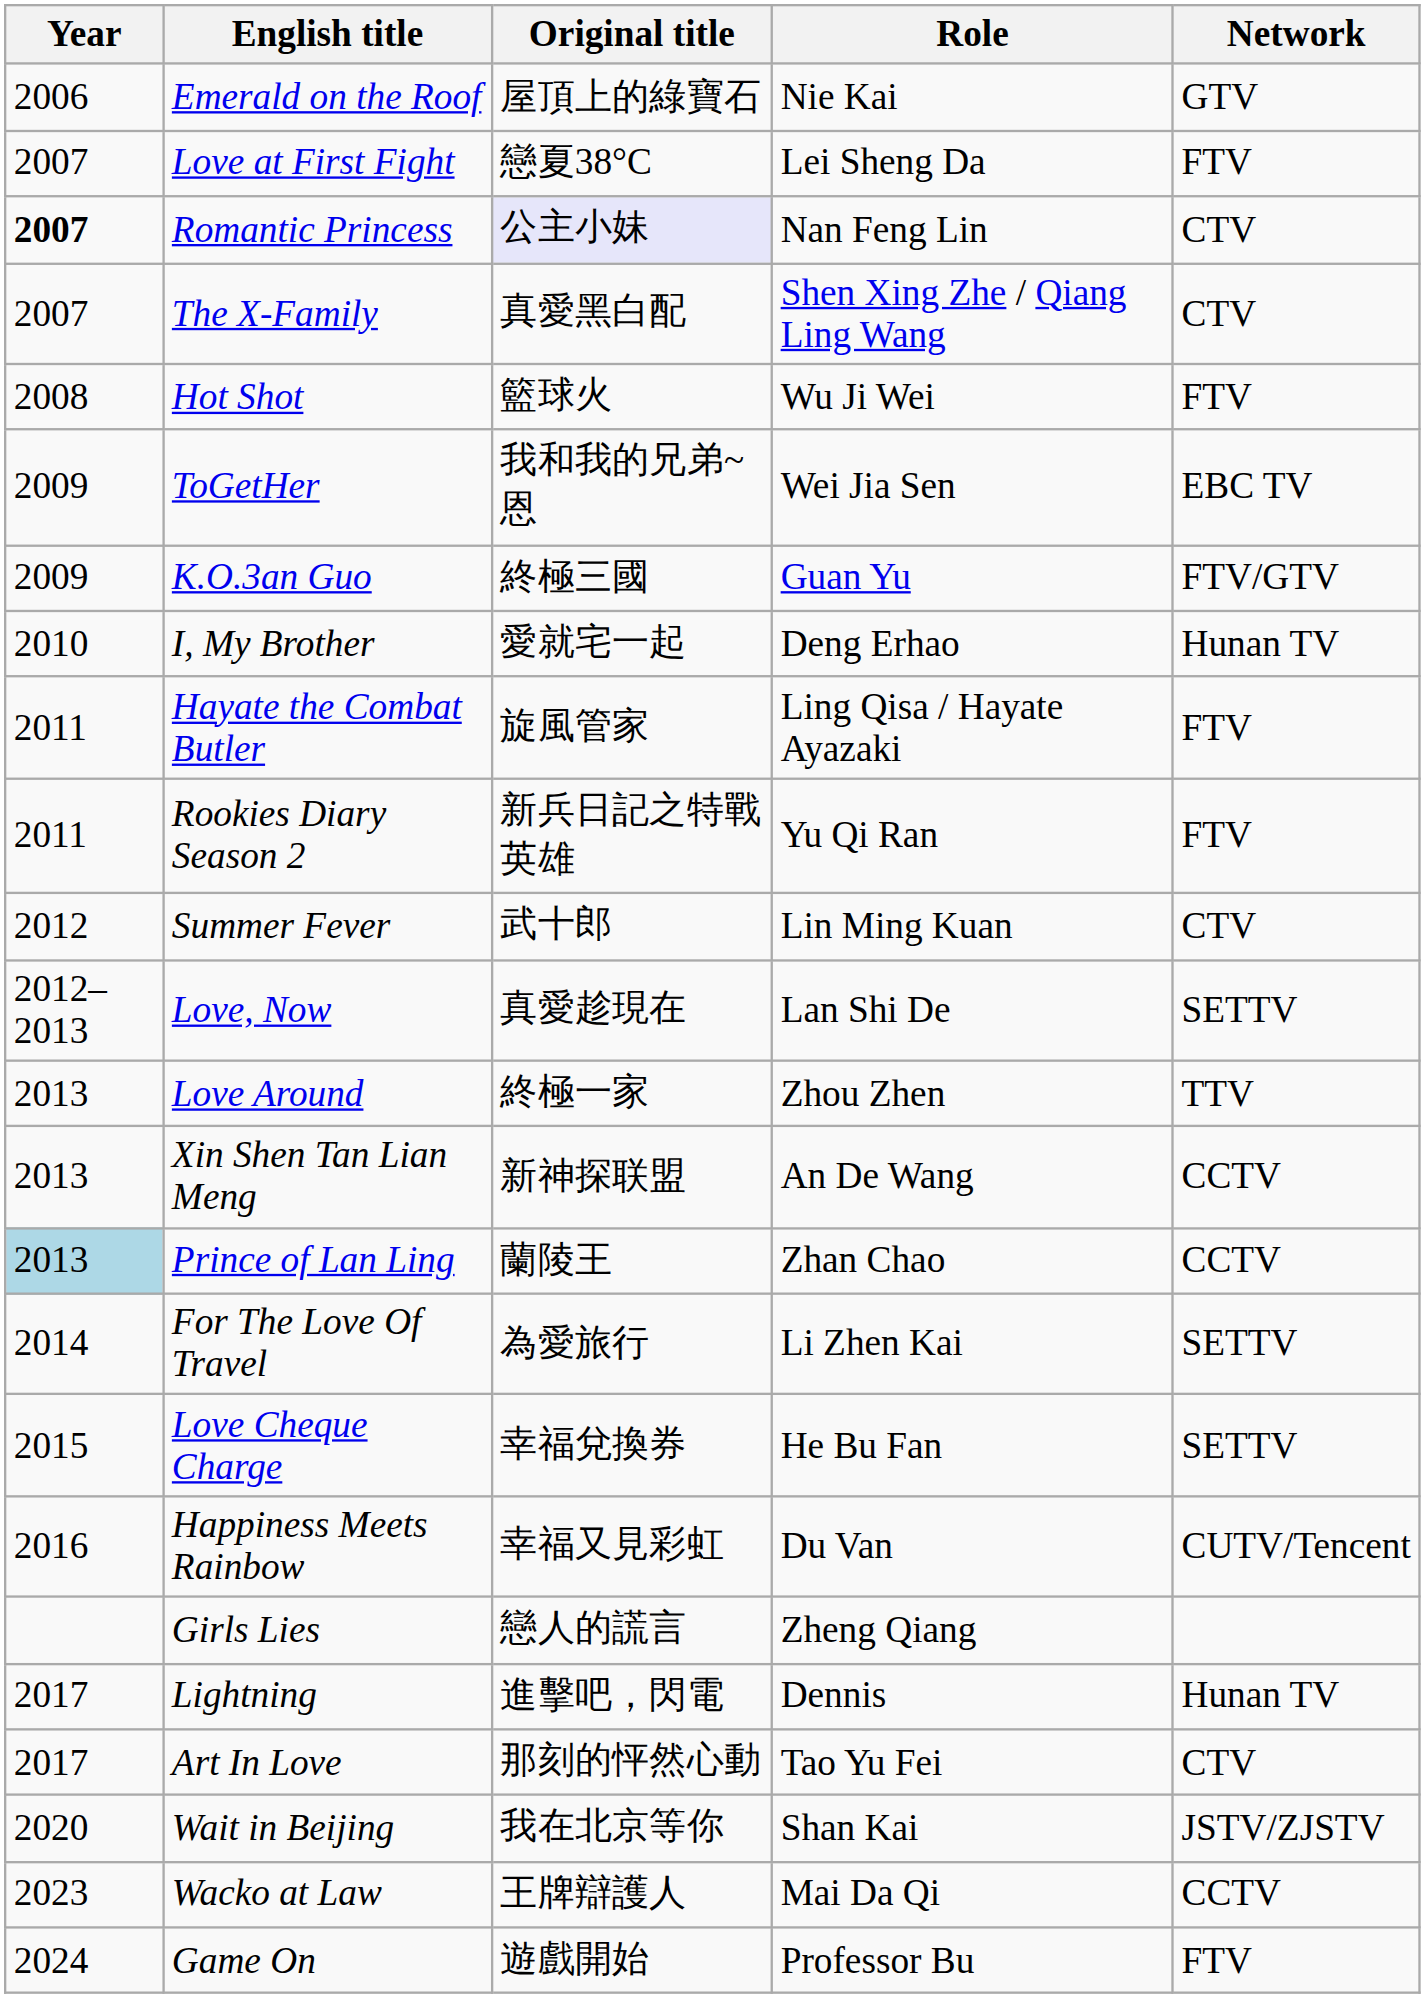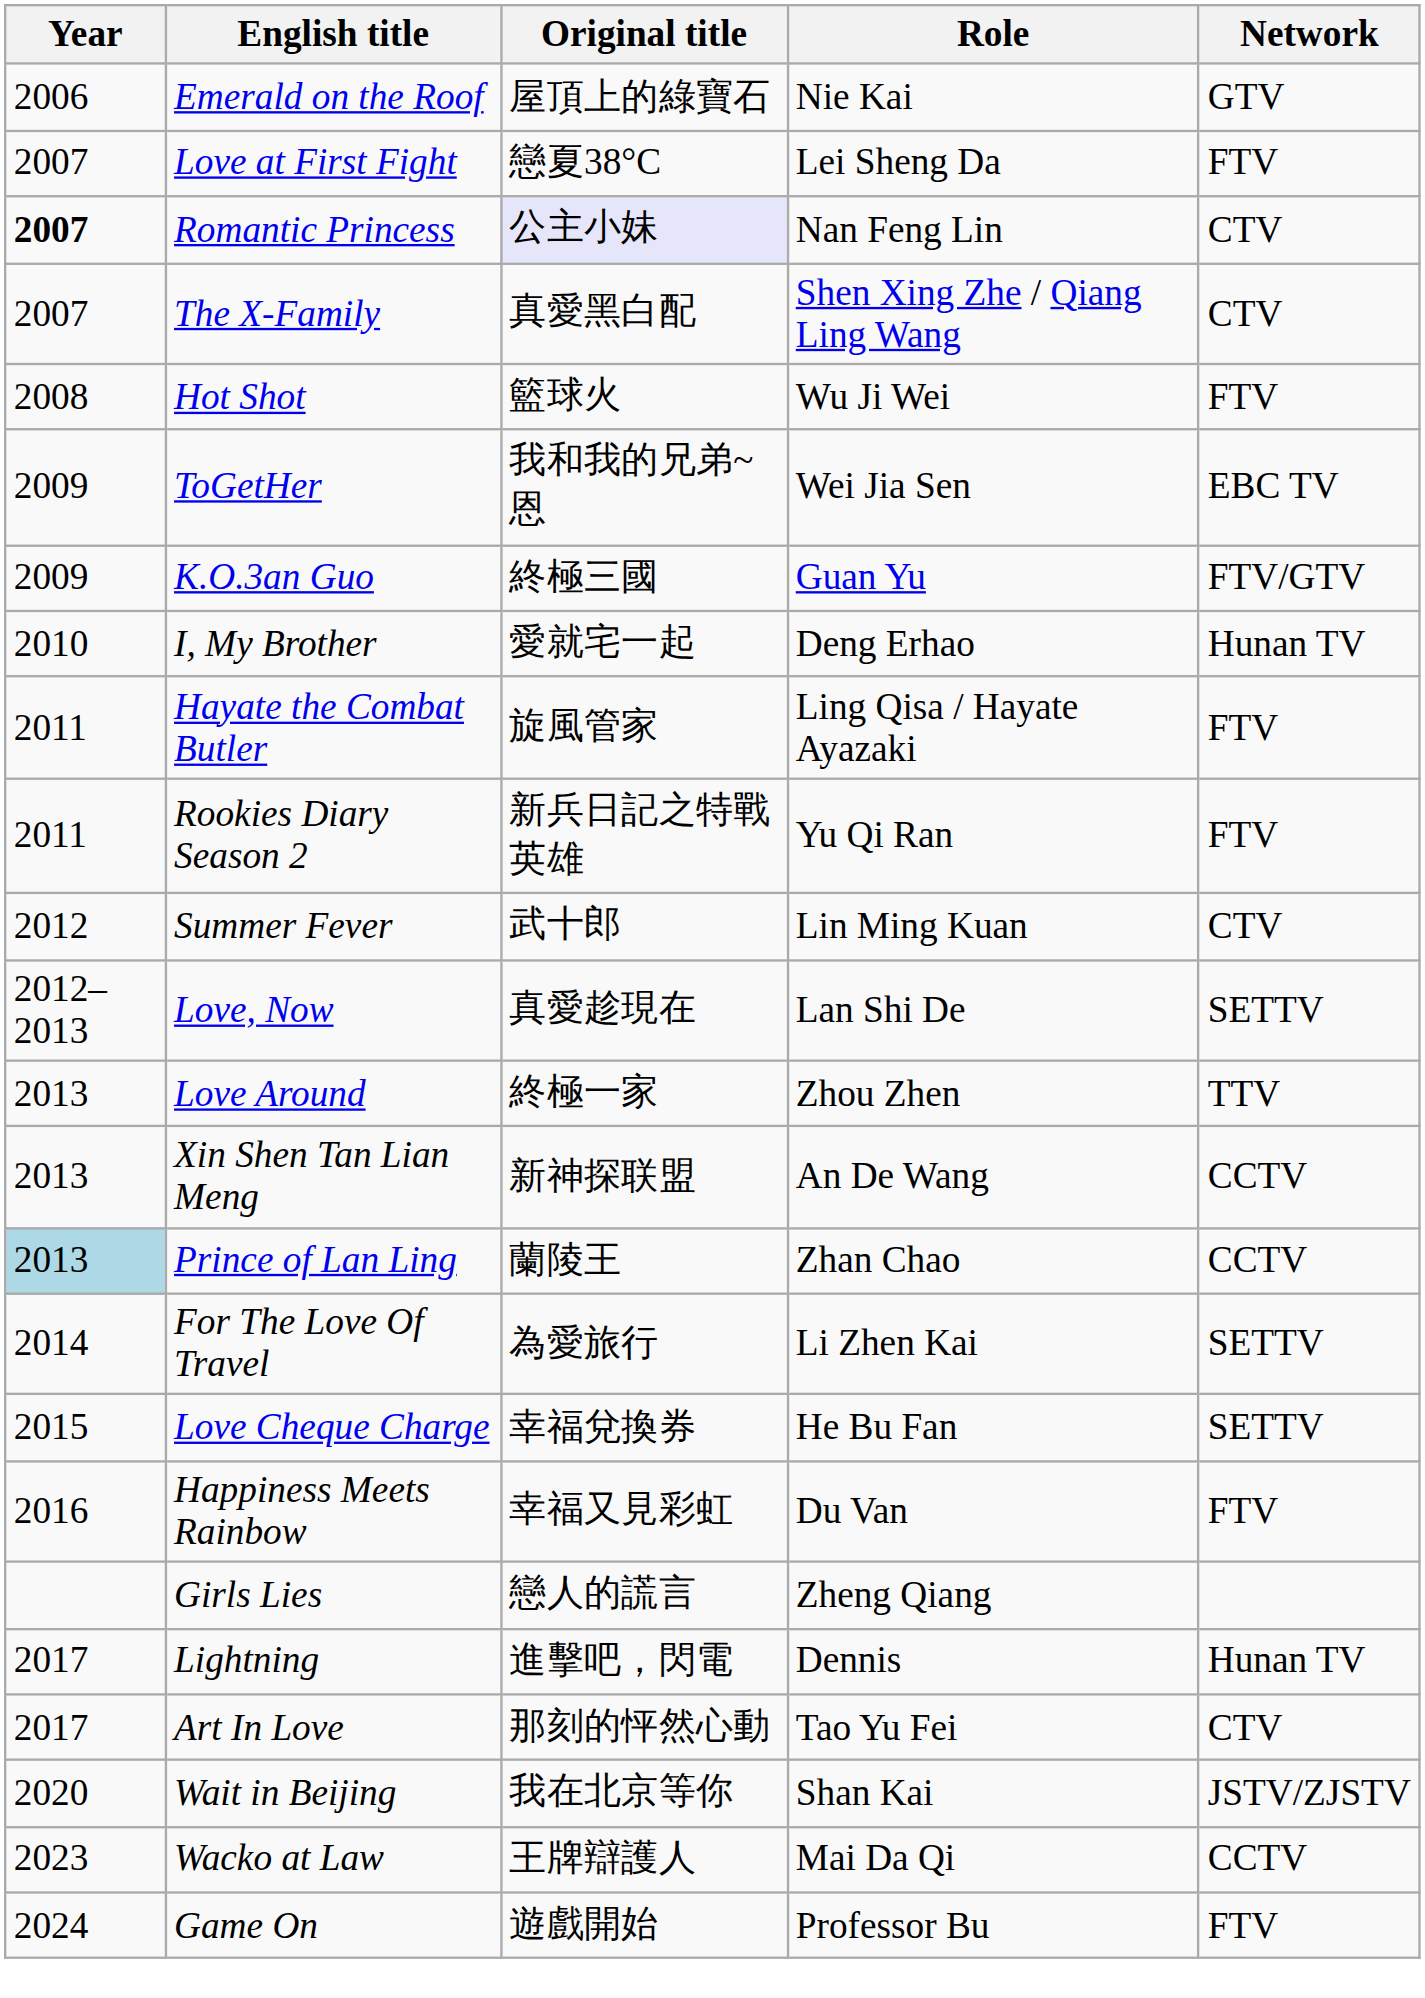(1296, 1545) CUTV/Tencent -> (1243, 1510) FTV
